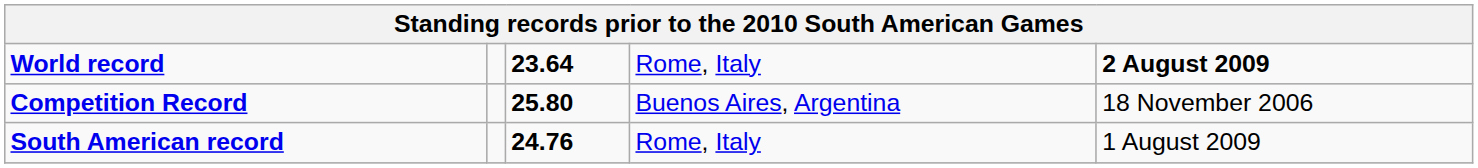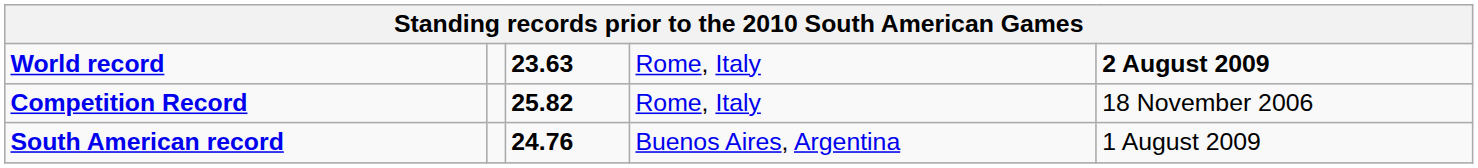(542, 63) 23.64 -> (542, 63) 23.63
(542, 102) 25.80 -> (542, 102) 25.82
(768, 102) Buenos Aires, Argentina -> (698, 102) Rome, Italy
(698, 142) Rome, Italy -> (768, 142) Buenos Aires, Argentina
